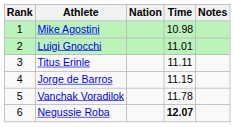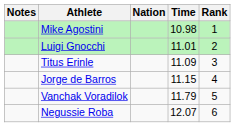columns swapped: (20, 12) <-> (213, 12)
(180, 63) 11.11 -> (183, 63) 11.09
(180, 96) 11.78 -> (183, 96) 11.79
(180, 113) bold -> (183, 113) normal
